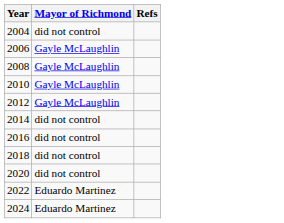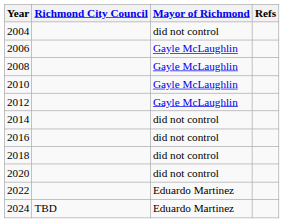+ column: (91, 13)
